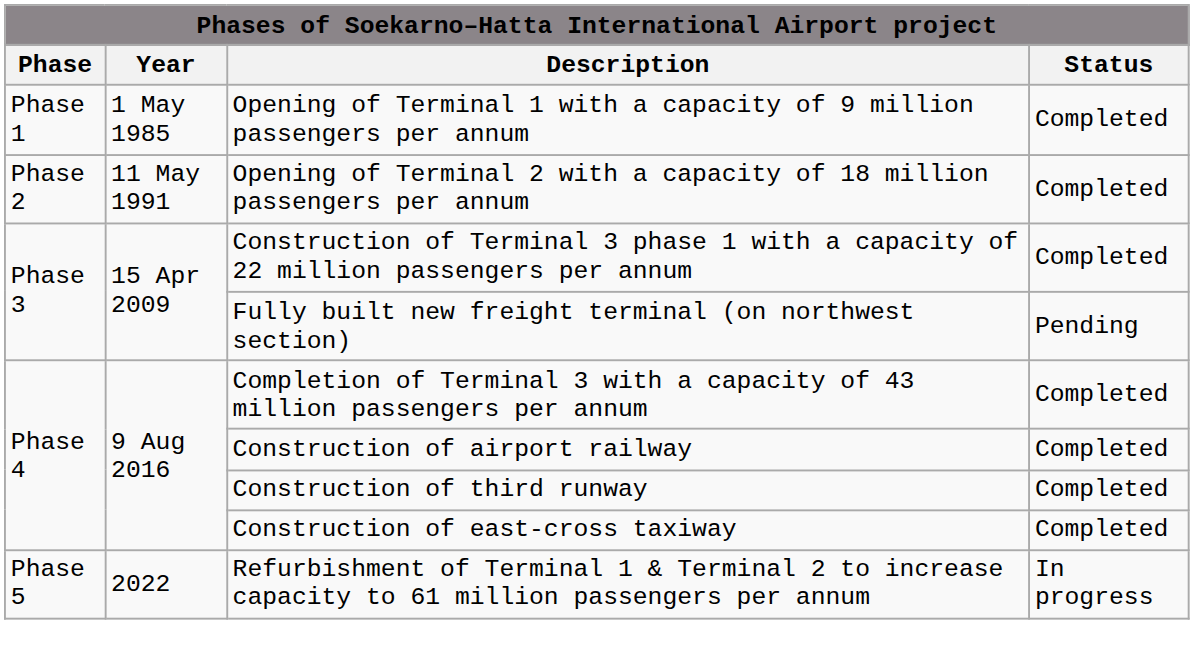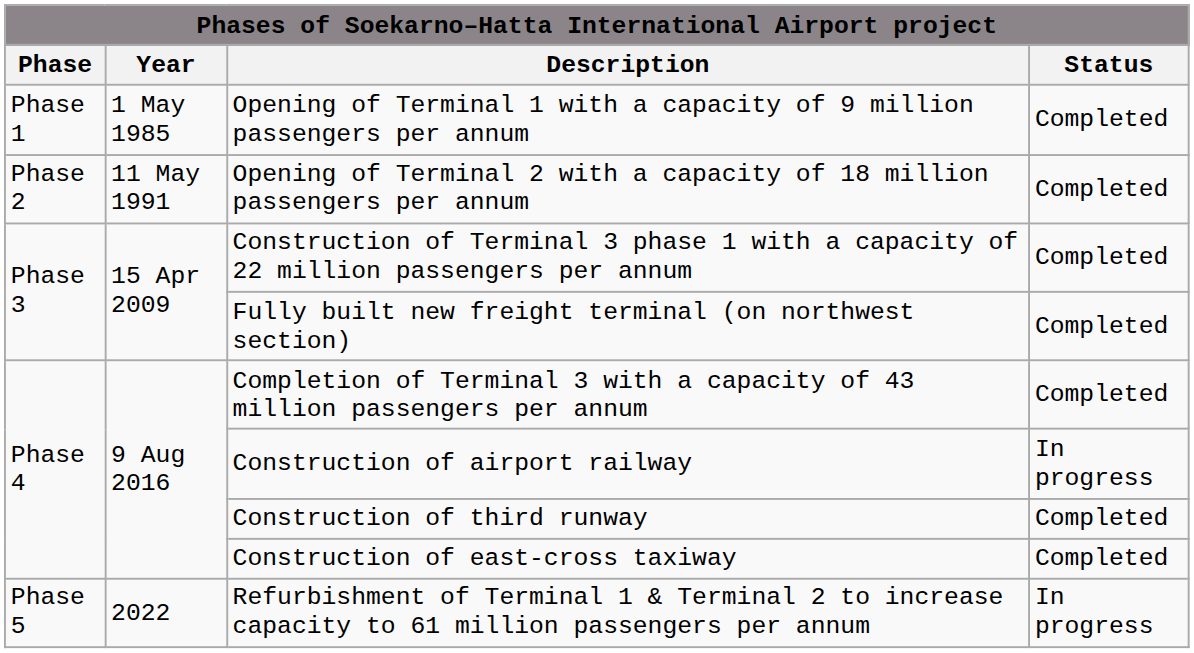(1087, 326) Pending -> (1102, 326) Completed
(1102, 449) Completed -> (1094, 464) In progress
